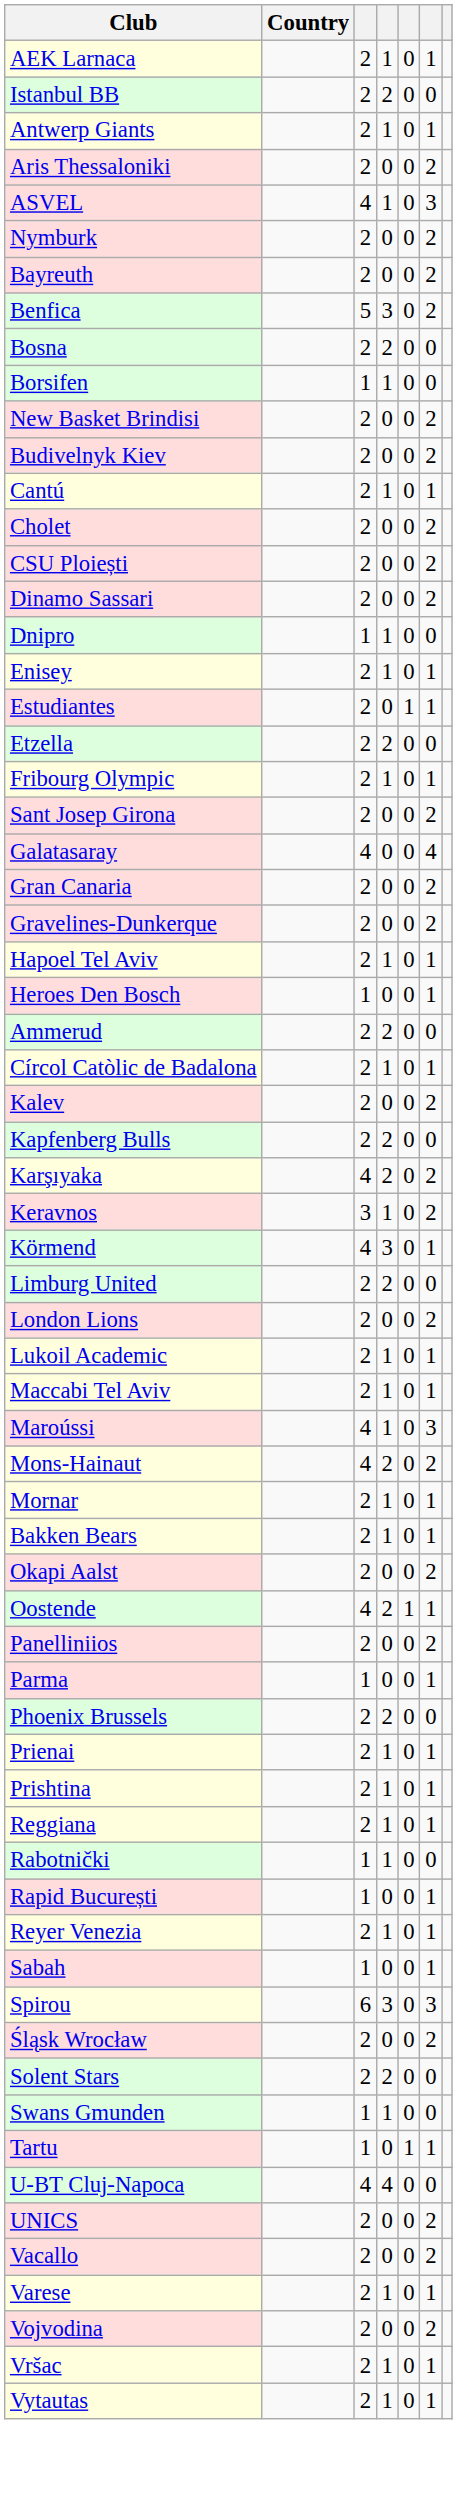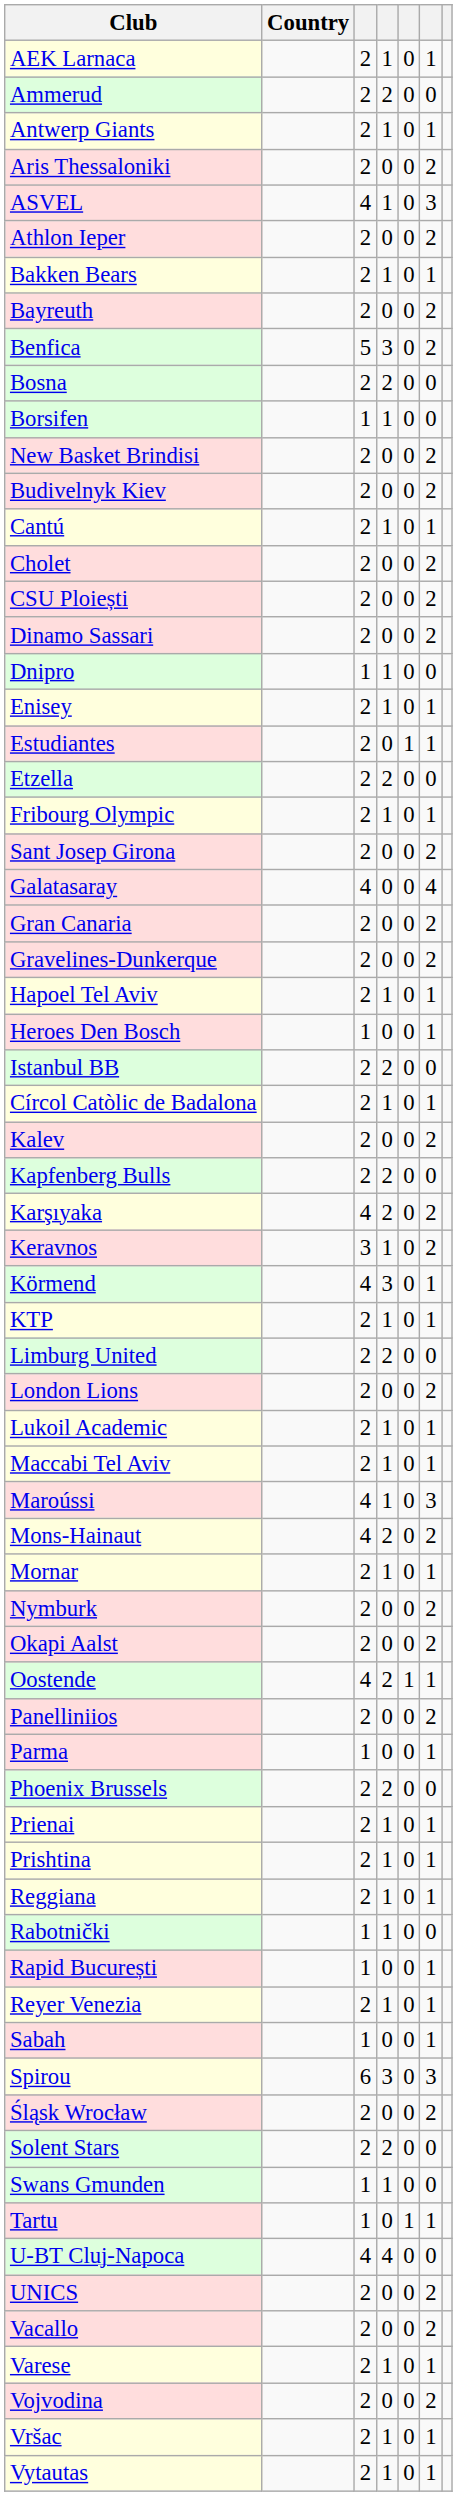rows swapped: (56, 1031) <-> (65, 94)
+ row: (68, 238)
rows swapped: (73, 1535) <-> (53, 238)
+ row: (31, 1319)
